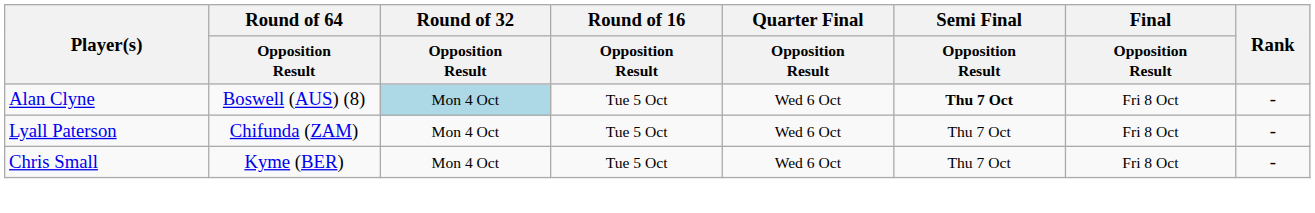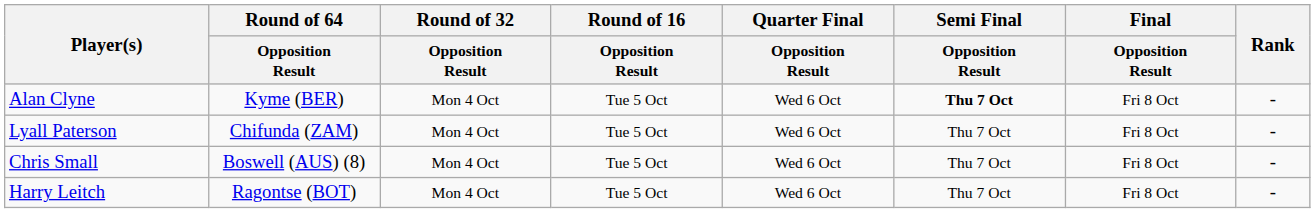(294, 100) Boswell (AUS) (8) -> (294, 100) Kyme (BER)
(465, 101) lightblue background -> (465, 101) no background
(294, 161) Kyme (BER) -> (294, 161) Boswell (AUS) (8)
+ row: (57, 192)
